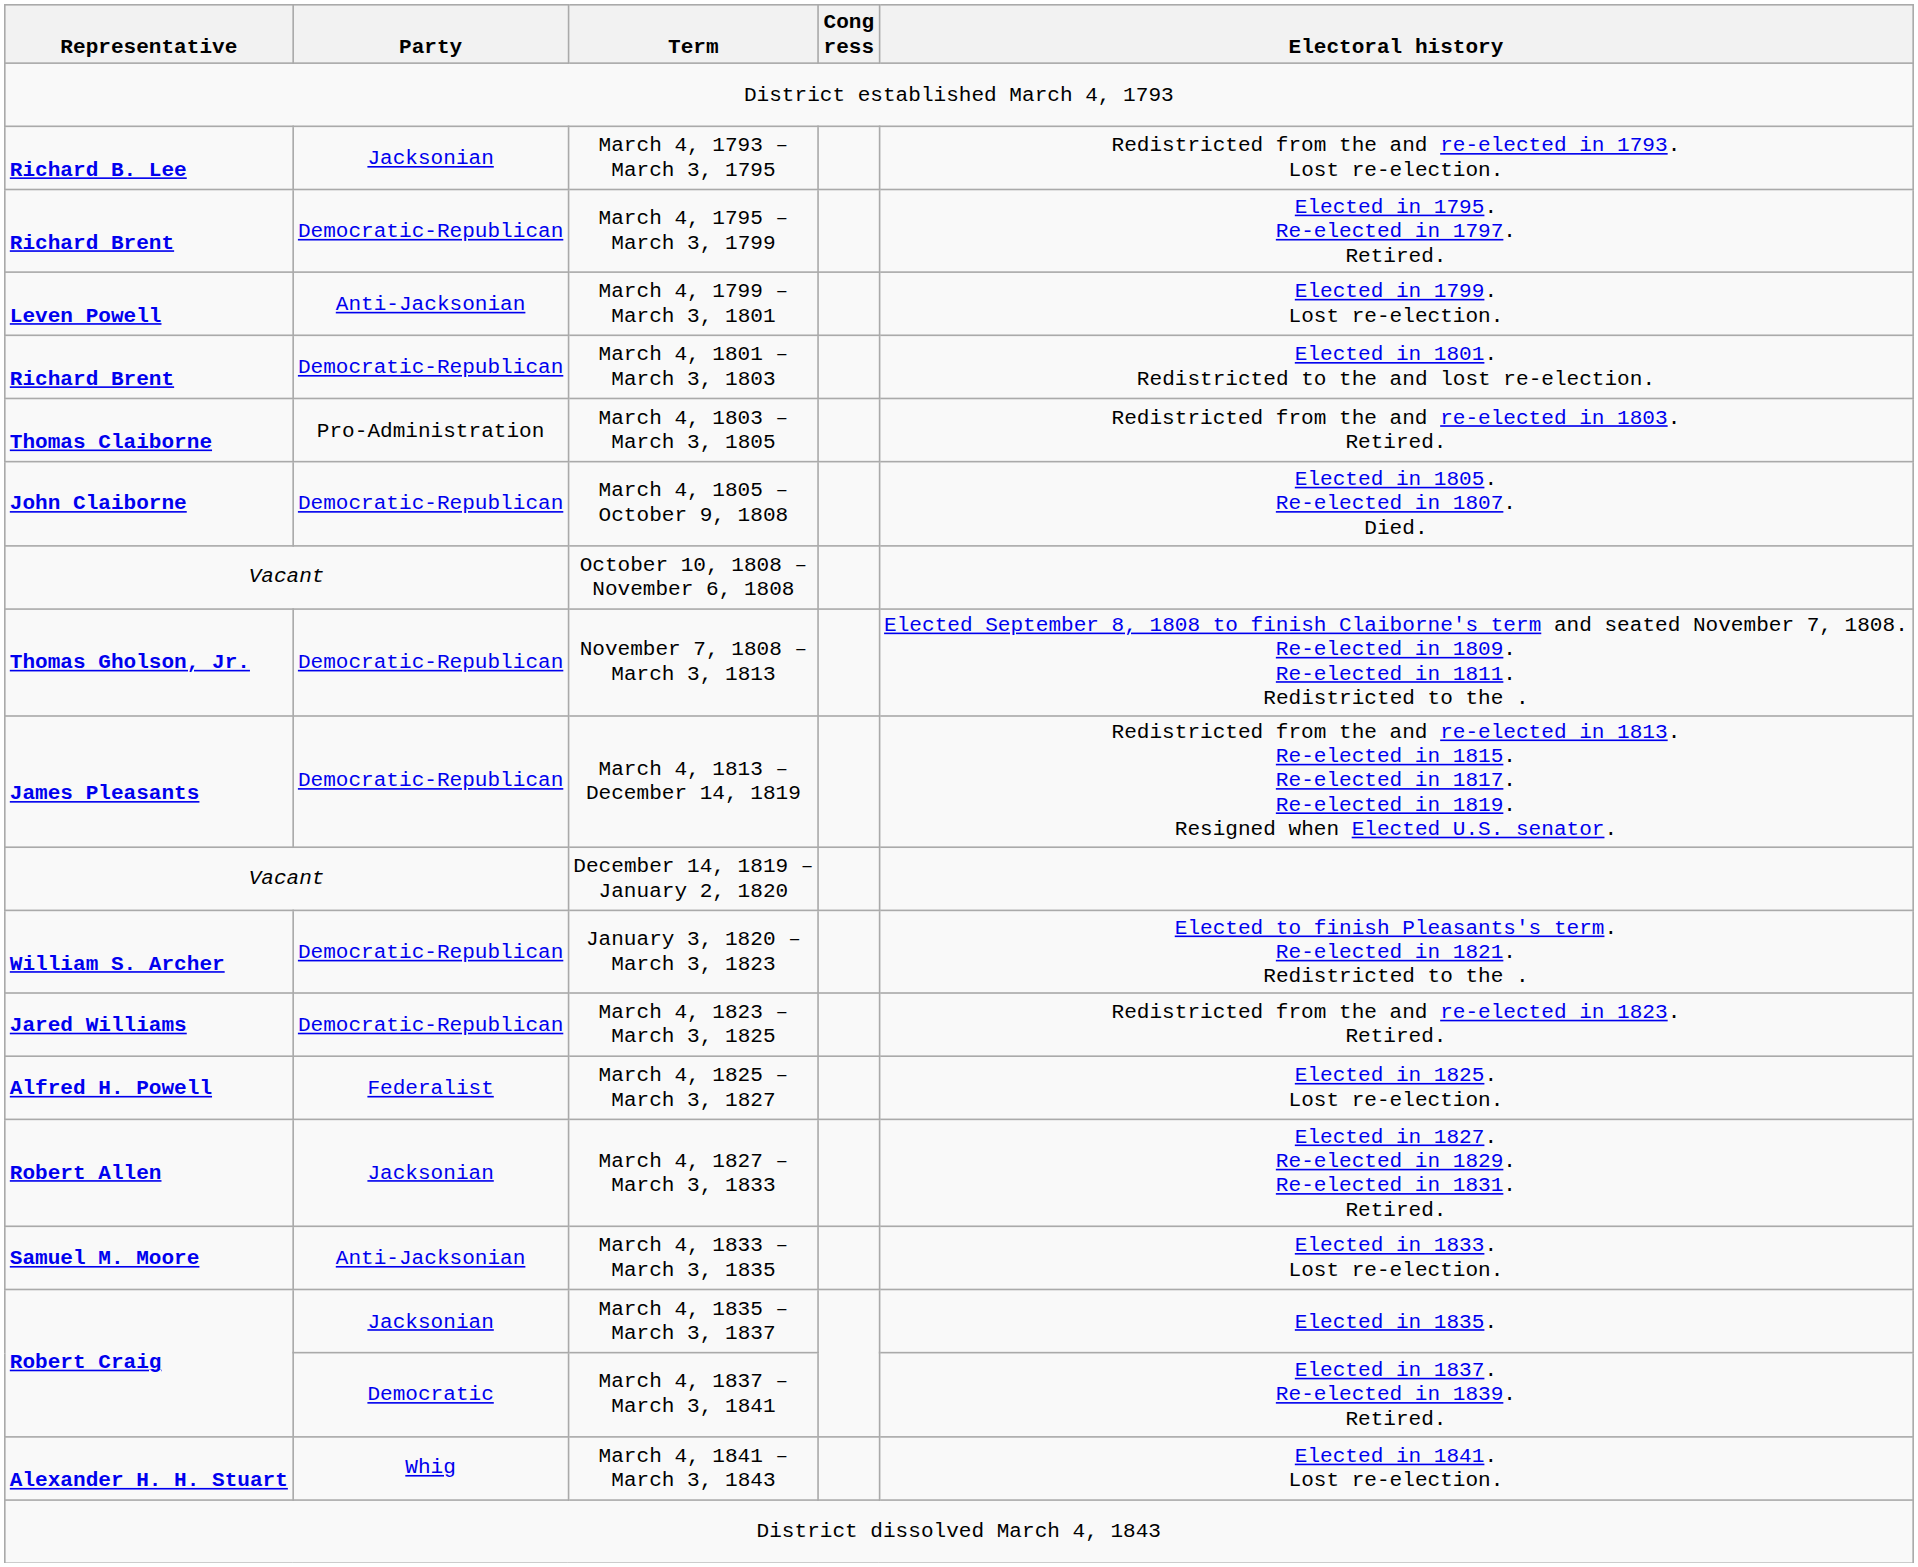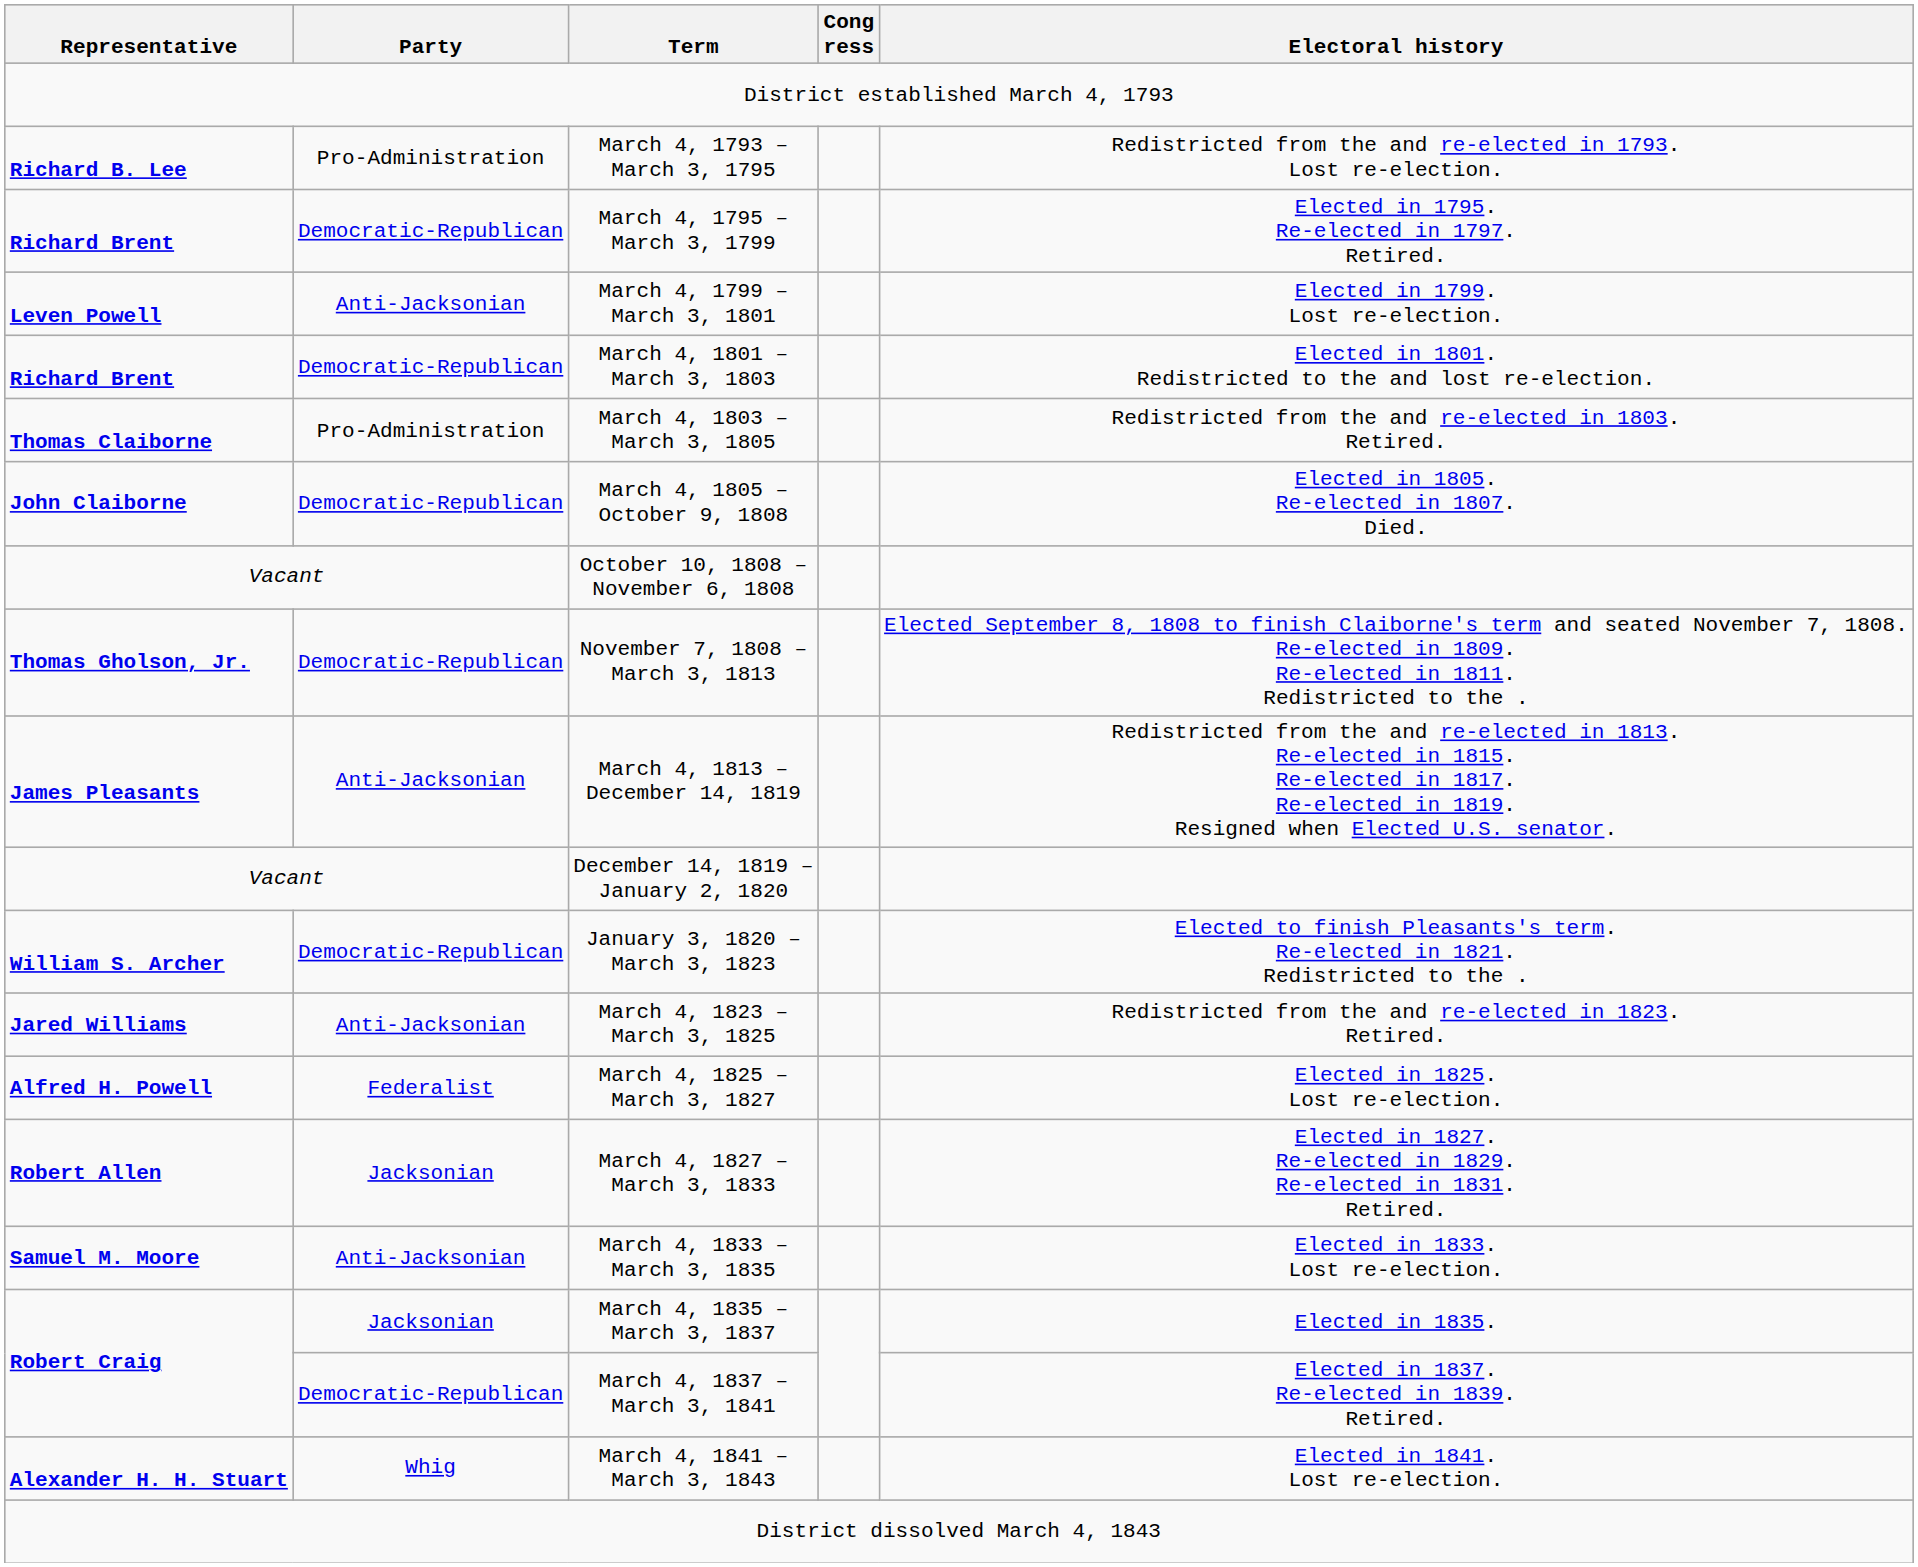(431, 158) Jacksonian -> (431, 158) Pro-Administration
(431, 781) Democratic-Republican -> (431, 781) Anti-Jacksonian
(431, 1025) Democratic-Republican -> (431, 1025) Anti-Jacksonian
(431, 1395) Democratic -> (431, 1395) Democratic-Republican
